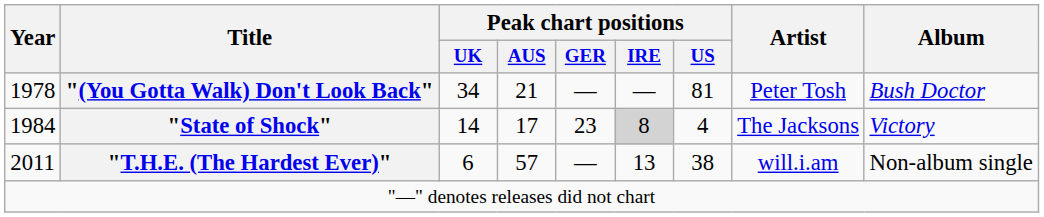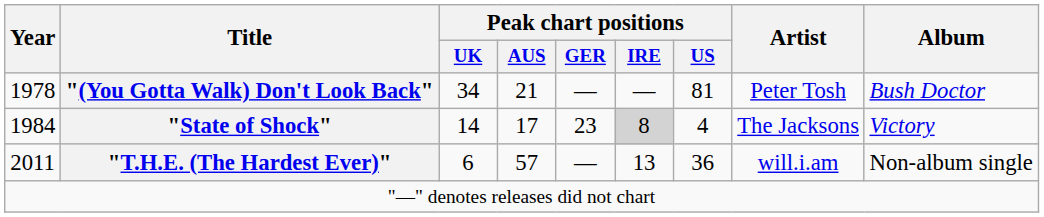(703, 162) 38 -> (703, 162) 36
